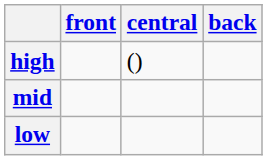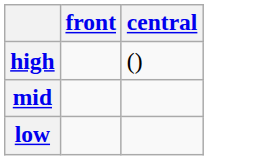- column: (232, 23)
